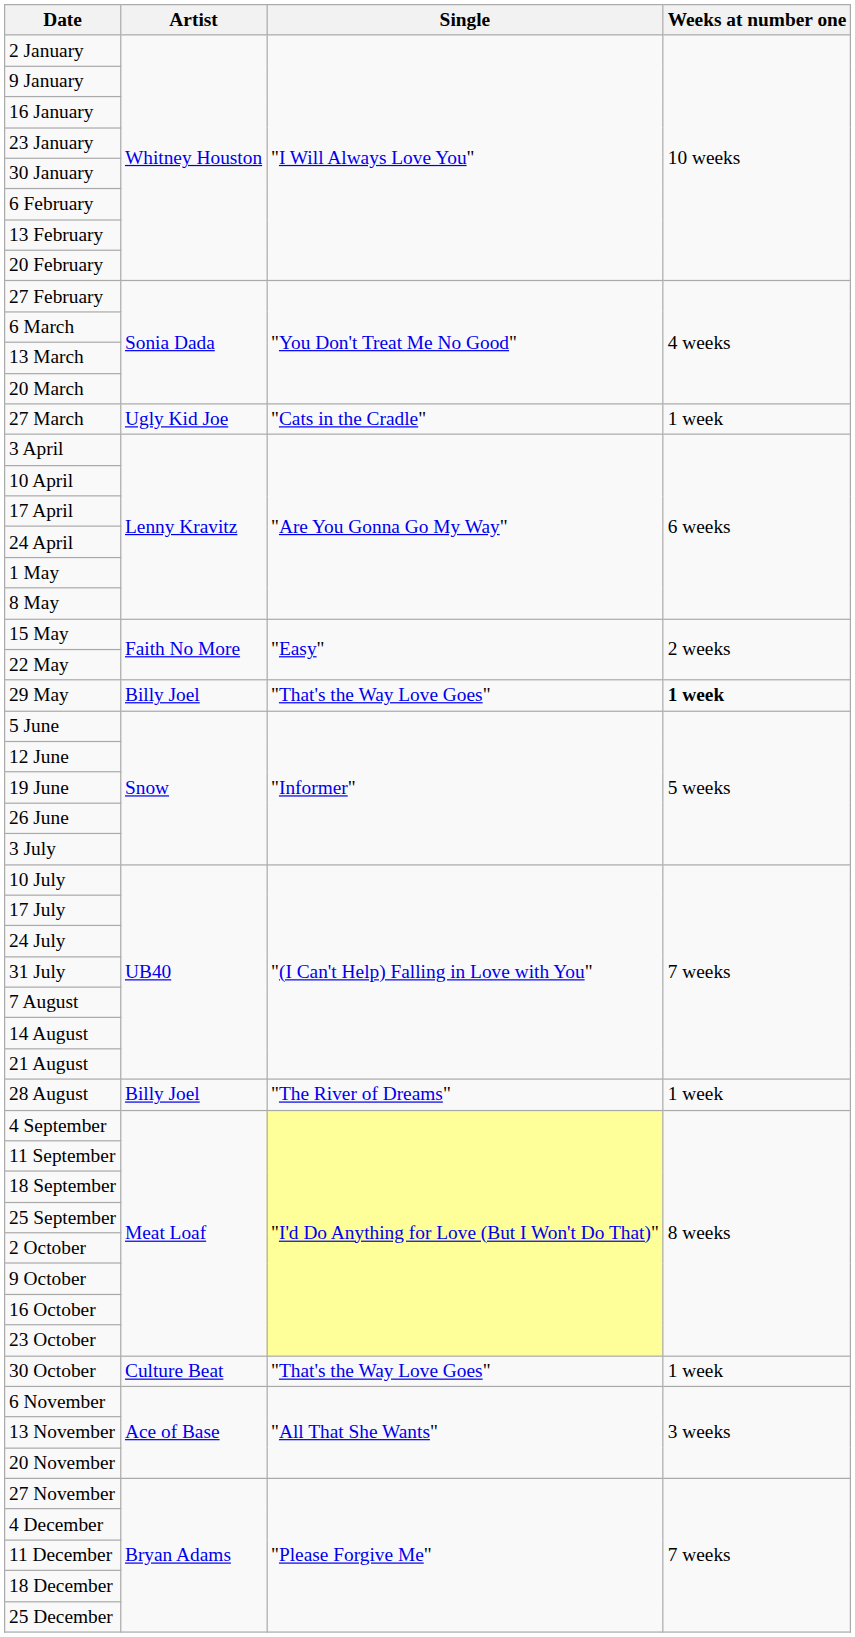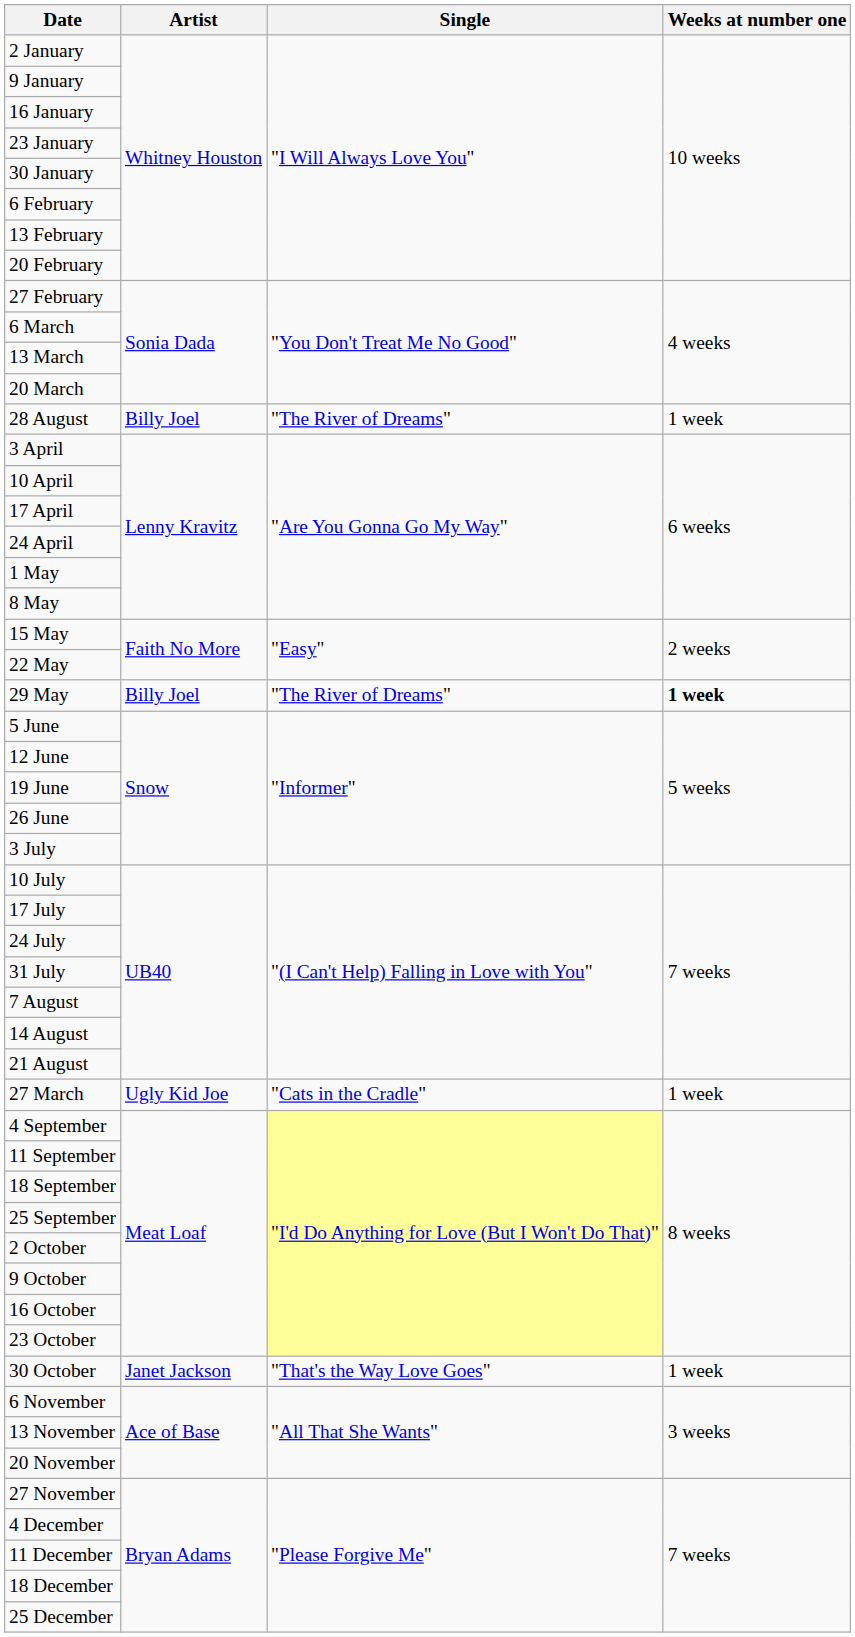rows swapped: (46, 419) <-> (49, 1094)
(381, 695) "That's the Way Love Goes" -> (361, 695) "The River of Dreams"
(174, 1370) Culture Beat -> (178, 1370) Janet Jackson
